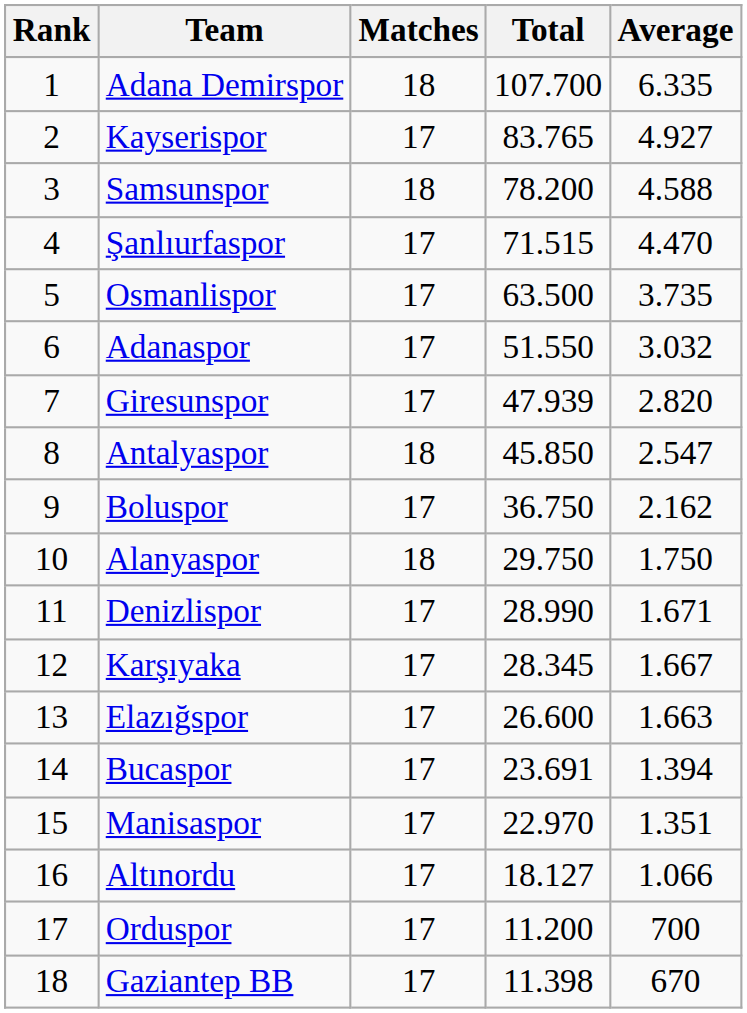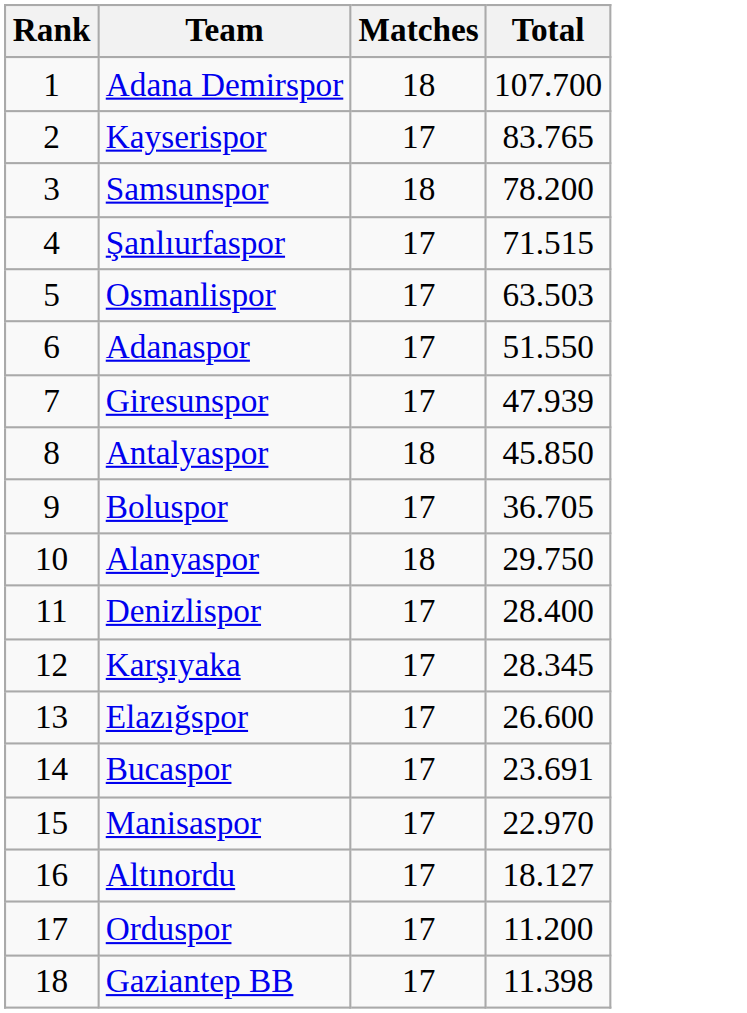- column: (675, 30)
(548, 294) 63.500 -> (548, 294) 63.503
(548, 505) 36.750 -> (548, 505) 36.705
(548, 611) 28.990 -> (548, 611) 28.400
